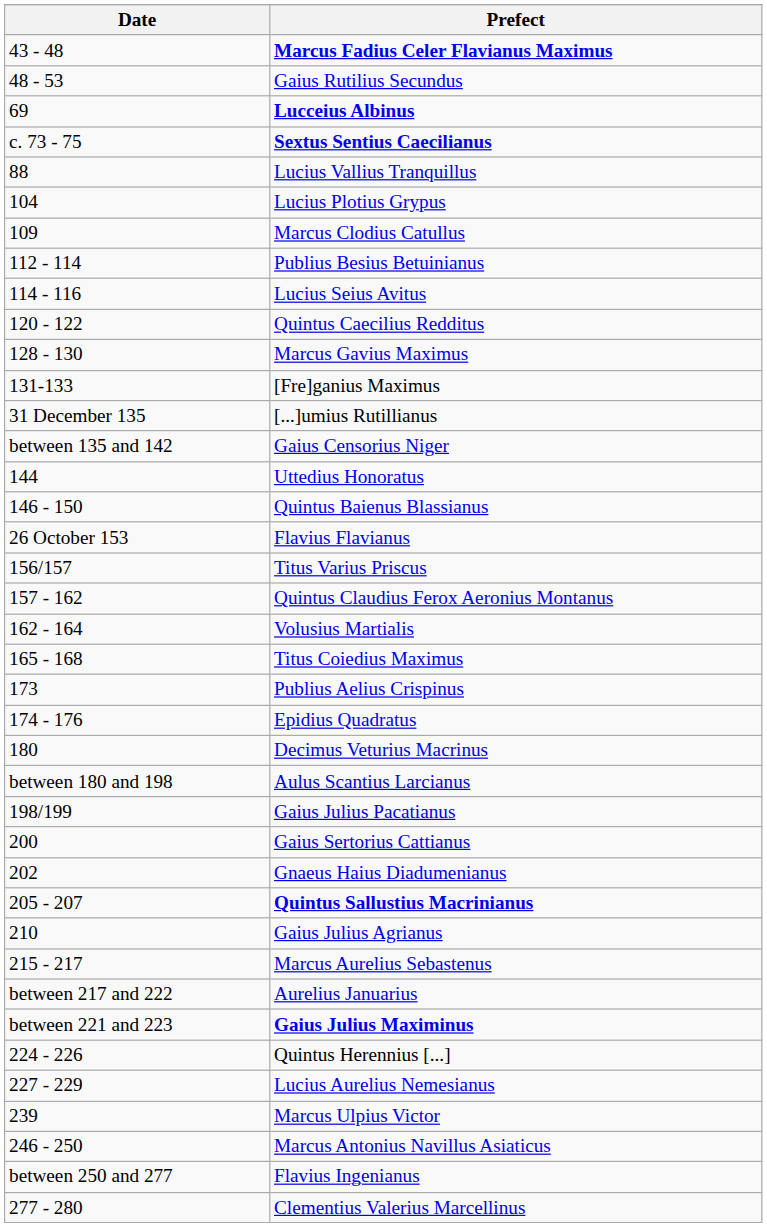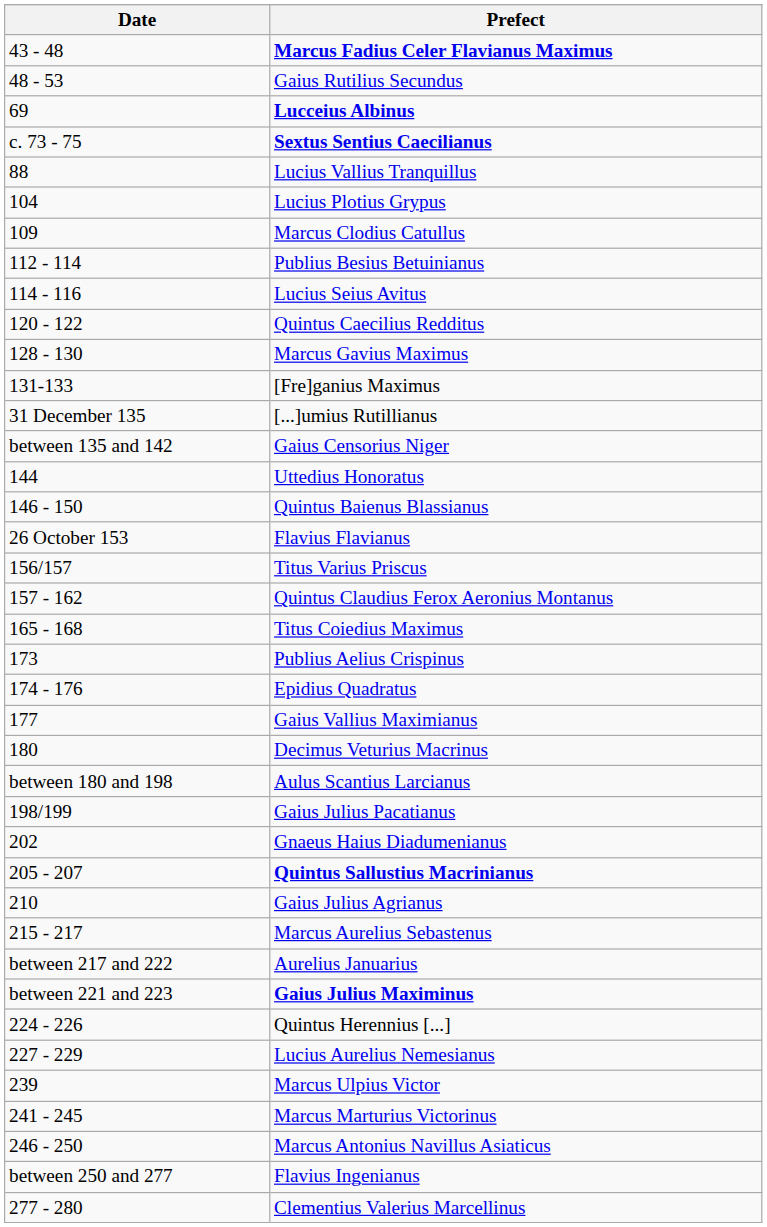- row: (344, 628)
+ row: (376, 720)
- row: (372, 841)
+ row: (385, 1115)
